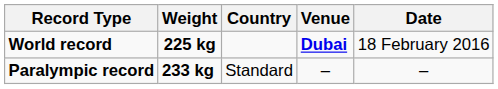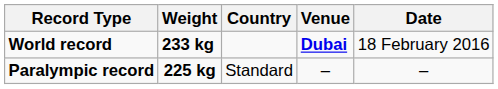(190, 45) 225 kg -> (188, 45) 233 kg
(188, 71) 233 kg -> (190, 71) 225 kg
